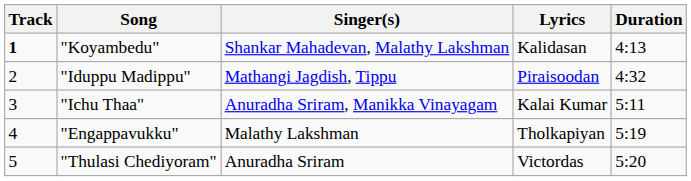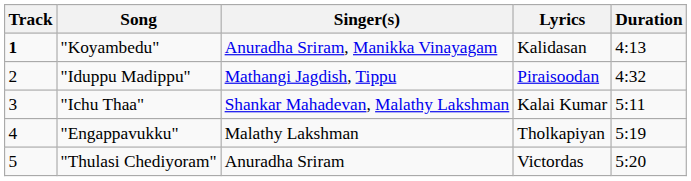(367, 47) Shankar Mahadevan, Malathy Lakshman -> (361, 47) Anuradha Sriram, Manikka Vinayagam
(361, 104) Anuradha Sriram, Manikka Vinayagam -> (367, 104) Shankar Mahadevan, Malathy Lakshman
